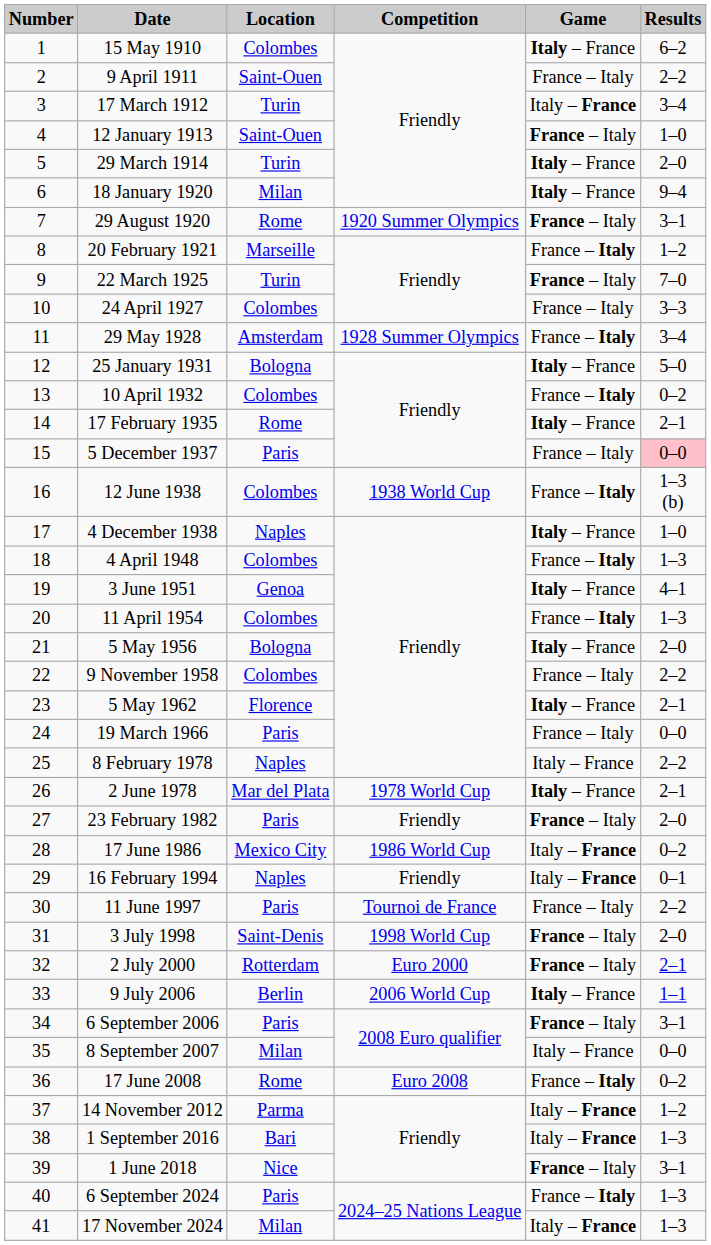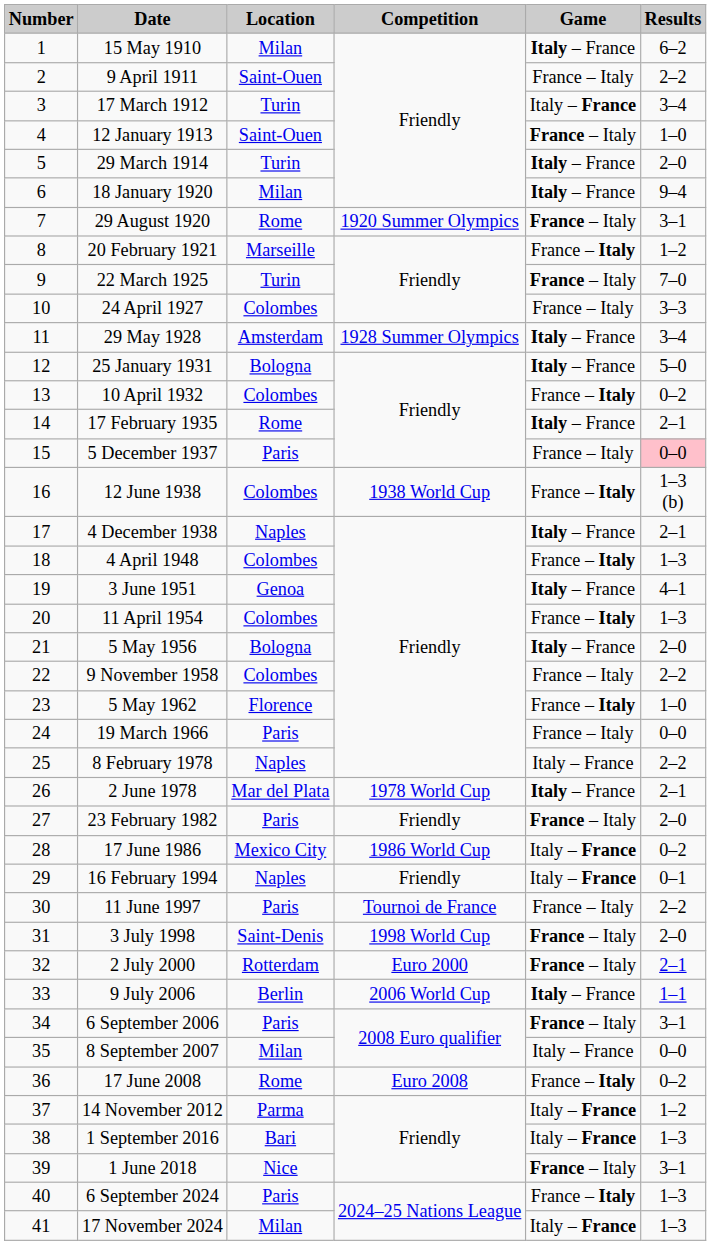(280, 47) Colombes -> (280, 47) Milan
(583, 337) France – Italy -> (583, 337) Italy – France
(673, 531) 1–0 -> (673, 531) 2–1
(583, 704) Italy – France -> (583, 704) France – Italy
(673, 704) 2–1 -> (673, 704) 1–0
